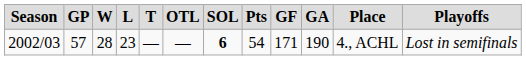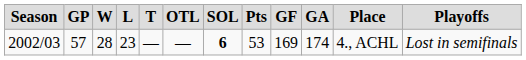(256, 42) 54 -> (256, 42) 53
(286, 42) 171 -> (286, 42) 169
(317, 42) 190 -> (317, 42) 174
